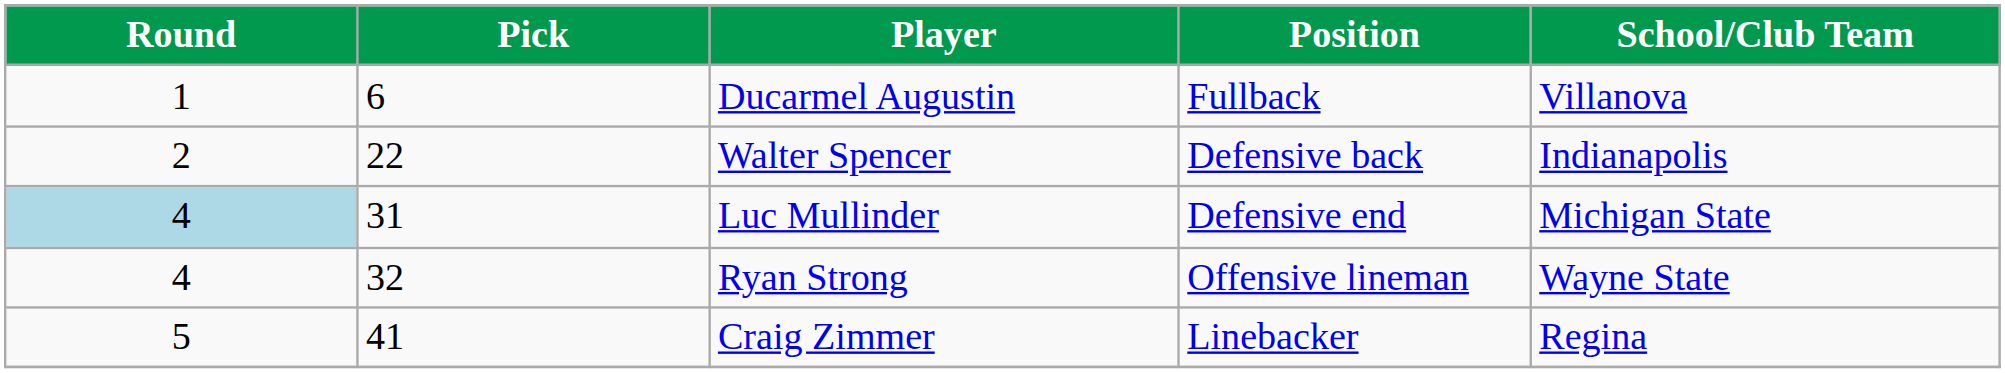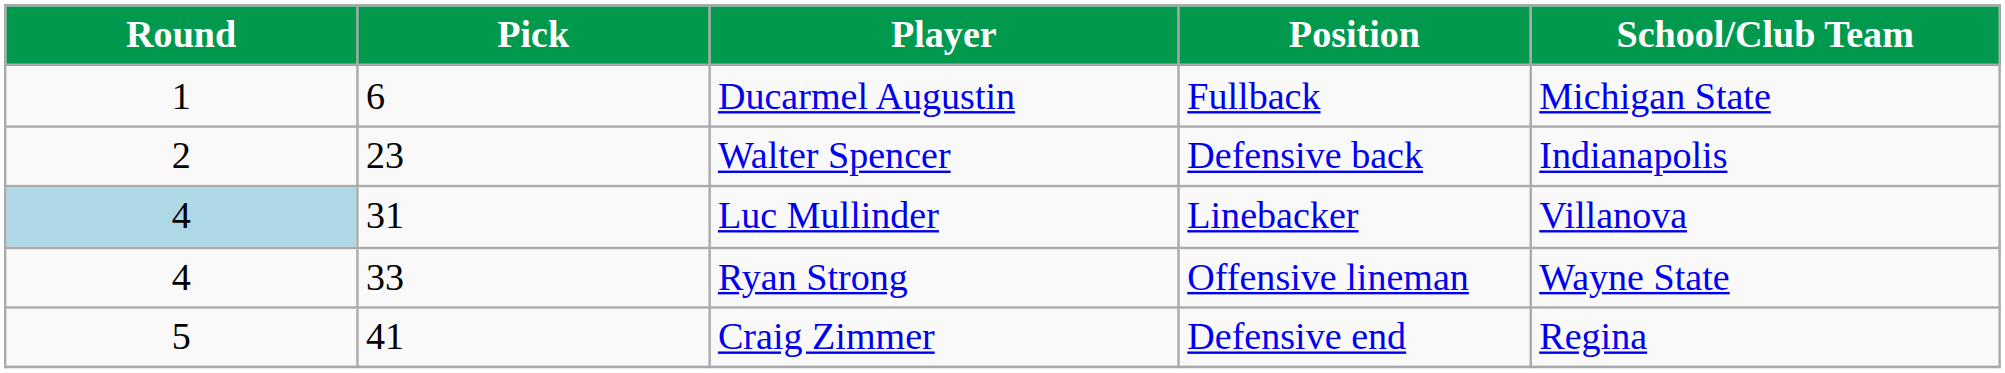(1613, 95) Villanova -> (1655, 95) Michigan State
(385, 155) 22 -> (385, 155) 23
(1297, 215) Defensive end -> (1273, 215) Linebacker
(1655, 215) Michigan State -> (1613, 215) Villanova
(385, 276) 32 -> (385, 276) 33
(1273, 336) Linebacker -> (1297, 336) Defensive end
